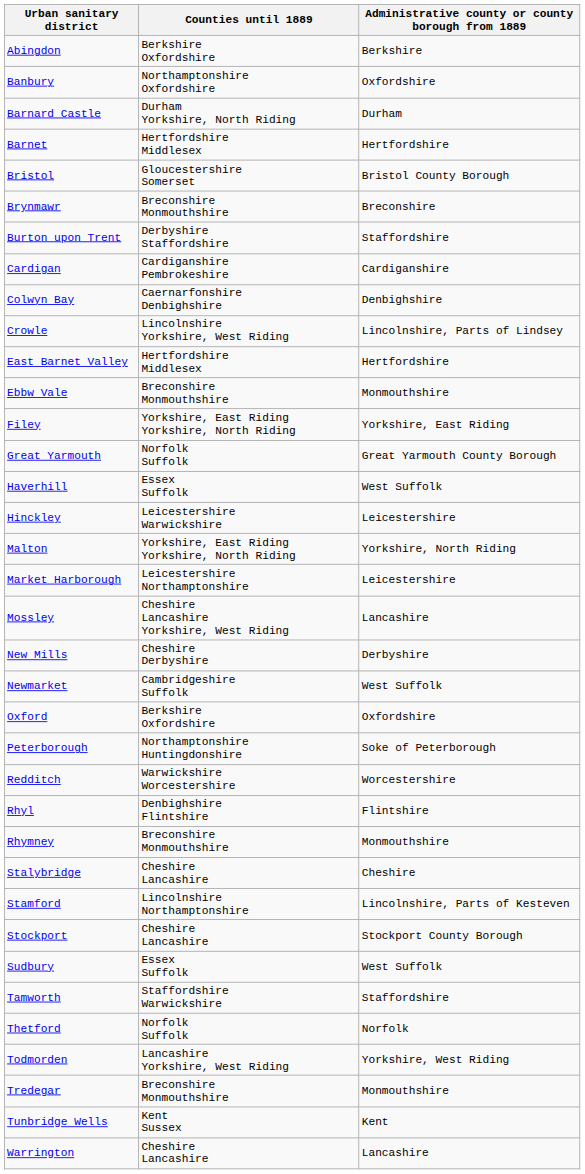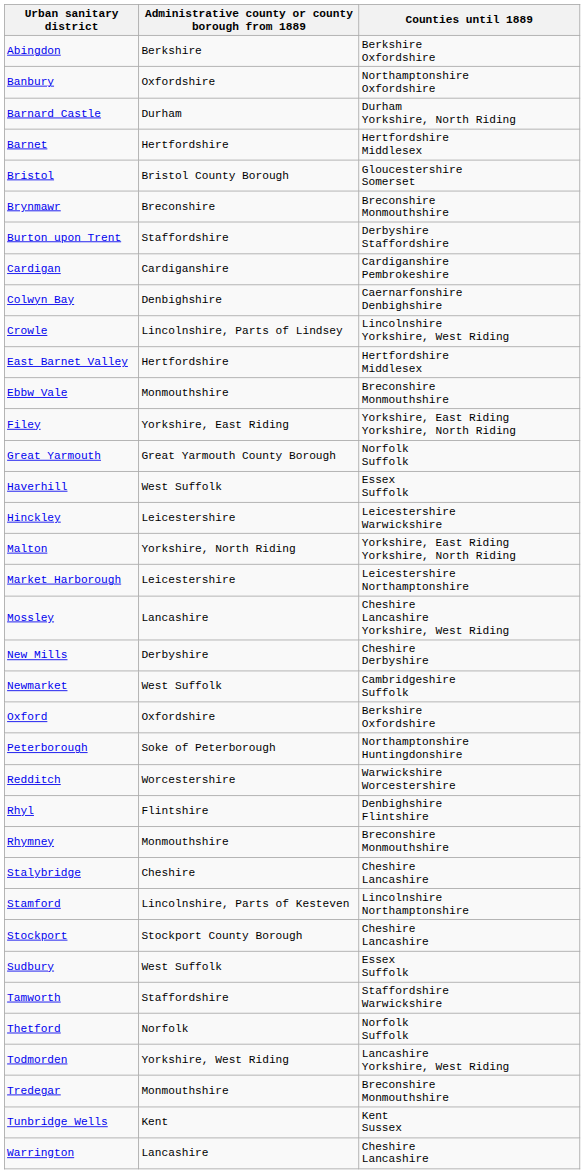columns swapped: (249, 20) <-> (469, 20)
